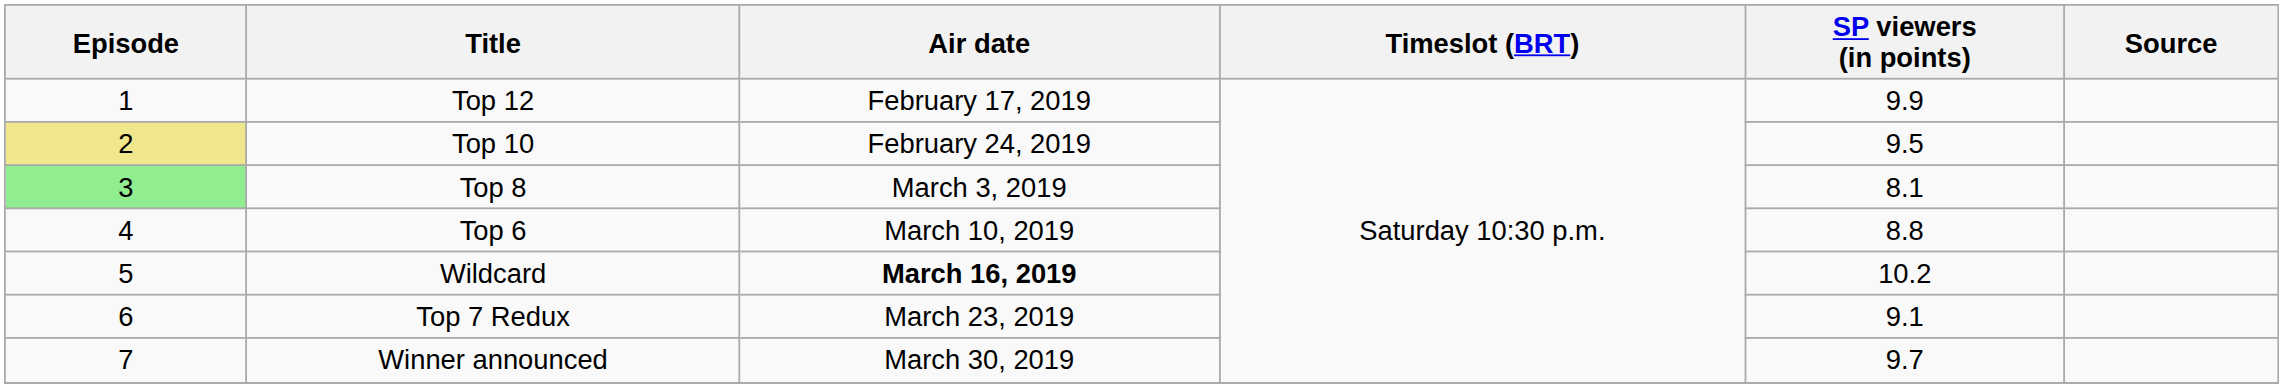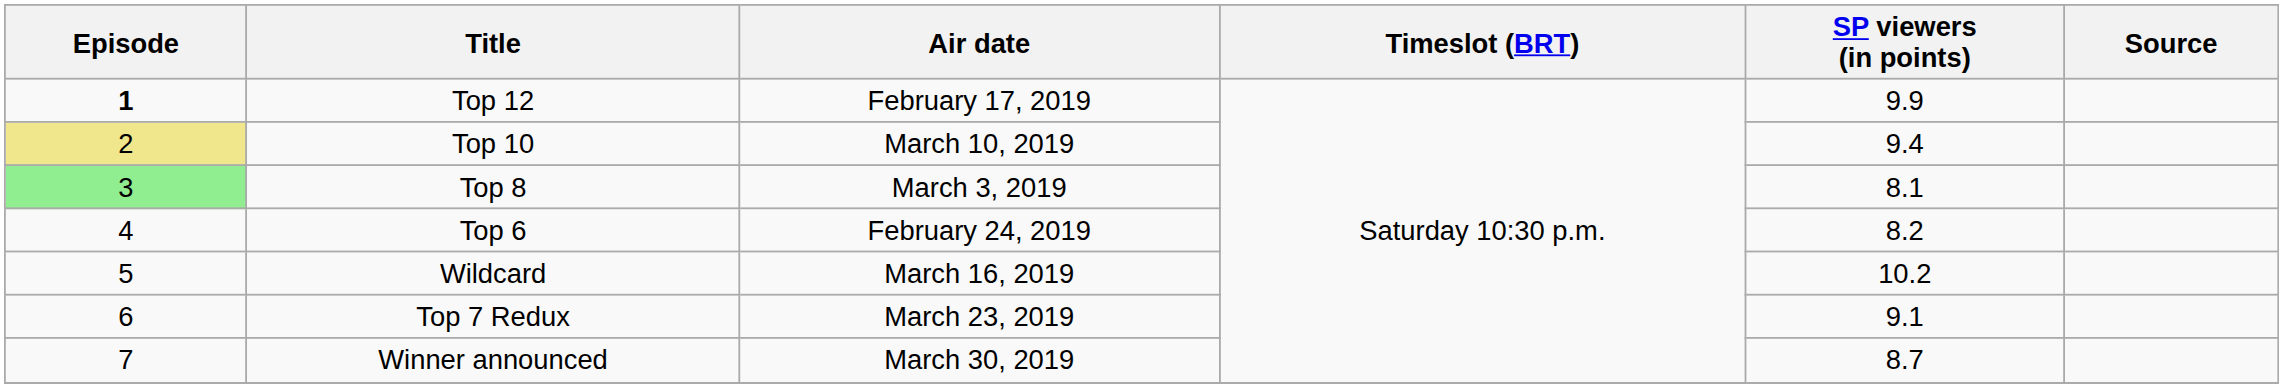(126, 101) normal -> (126, 101) bold
(979, 144) February 24, 2019 -> (979, 144) March 10, 2019
(1905, 144) 9.5 -> (1905, 144) 9.4
(979, 231) March 10, 2019 -> (979, 231) February 24, 2019
(1905, 231) 8.8 -> (1905, 231) 8.2
(979, 274) bold -> (979, 274) normal
(1905, 361) 9.7 -> (1905, 361) 8.7
